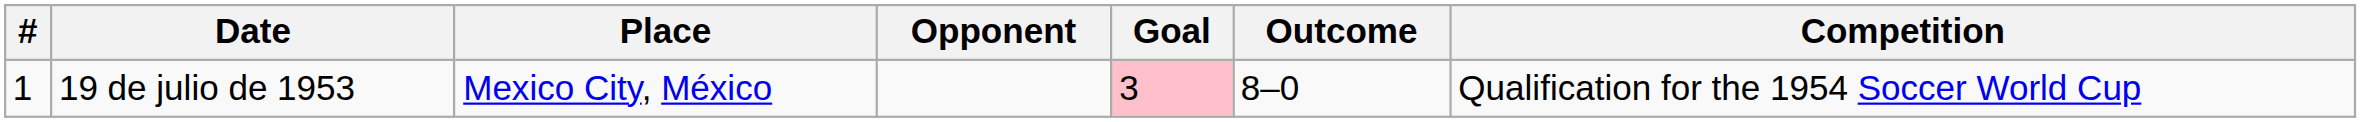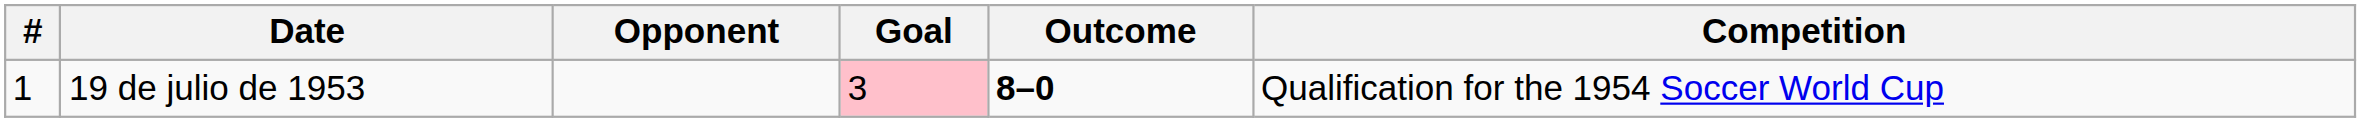- column: (666, 32)
(1270, 87) normal -> (1025, 87) bold
